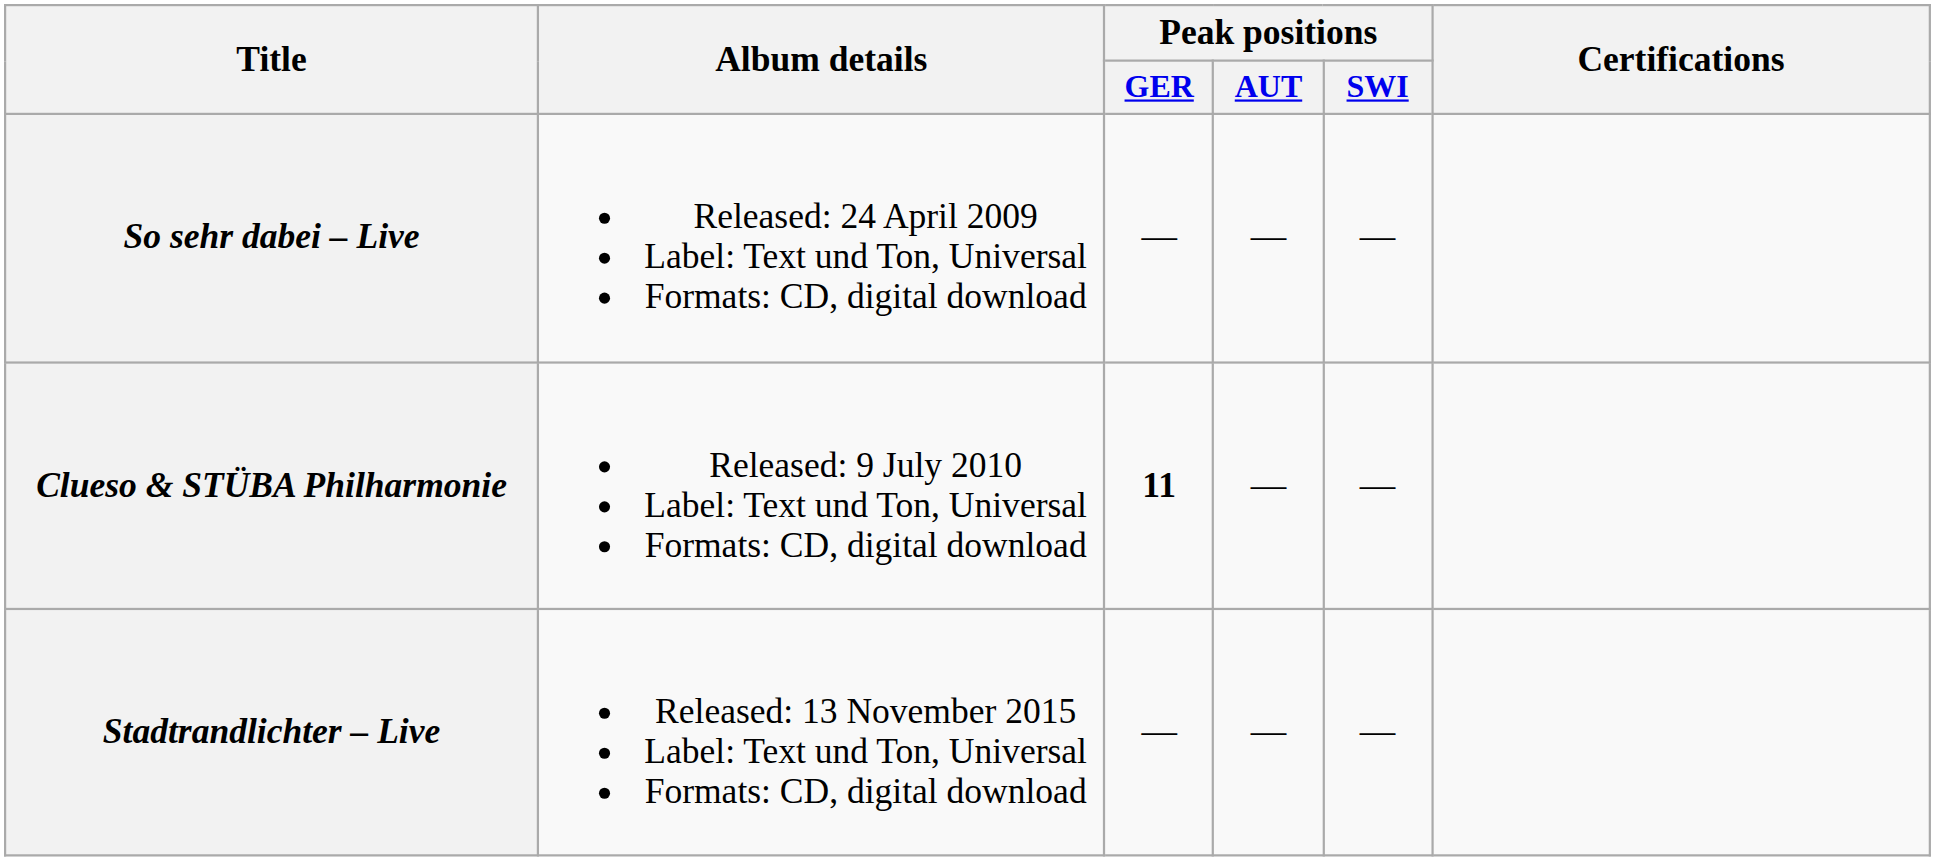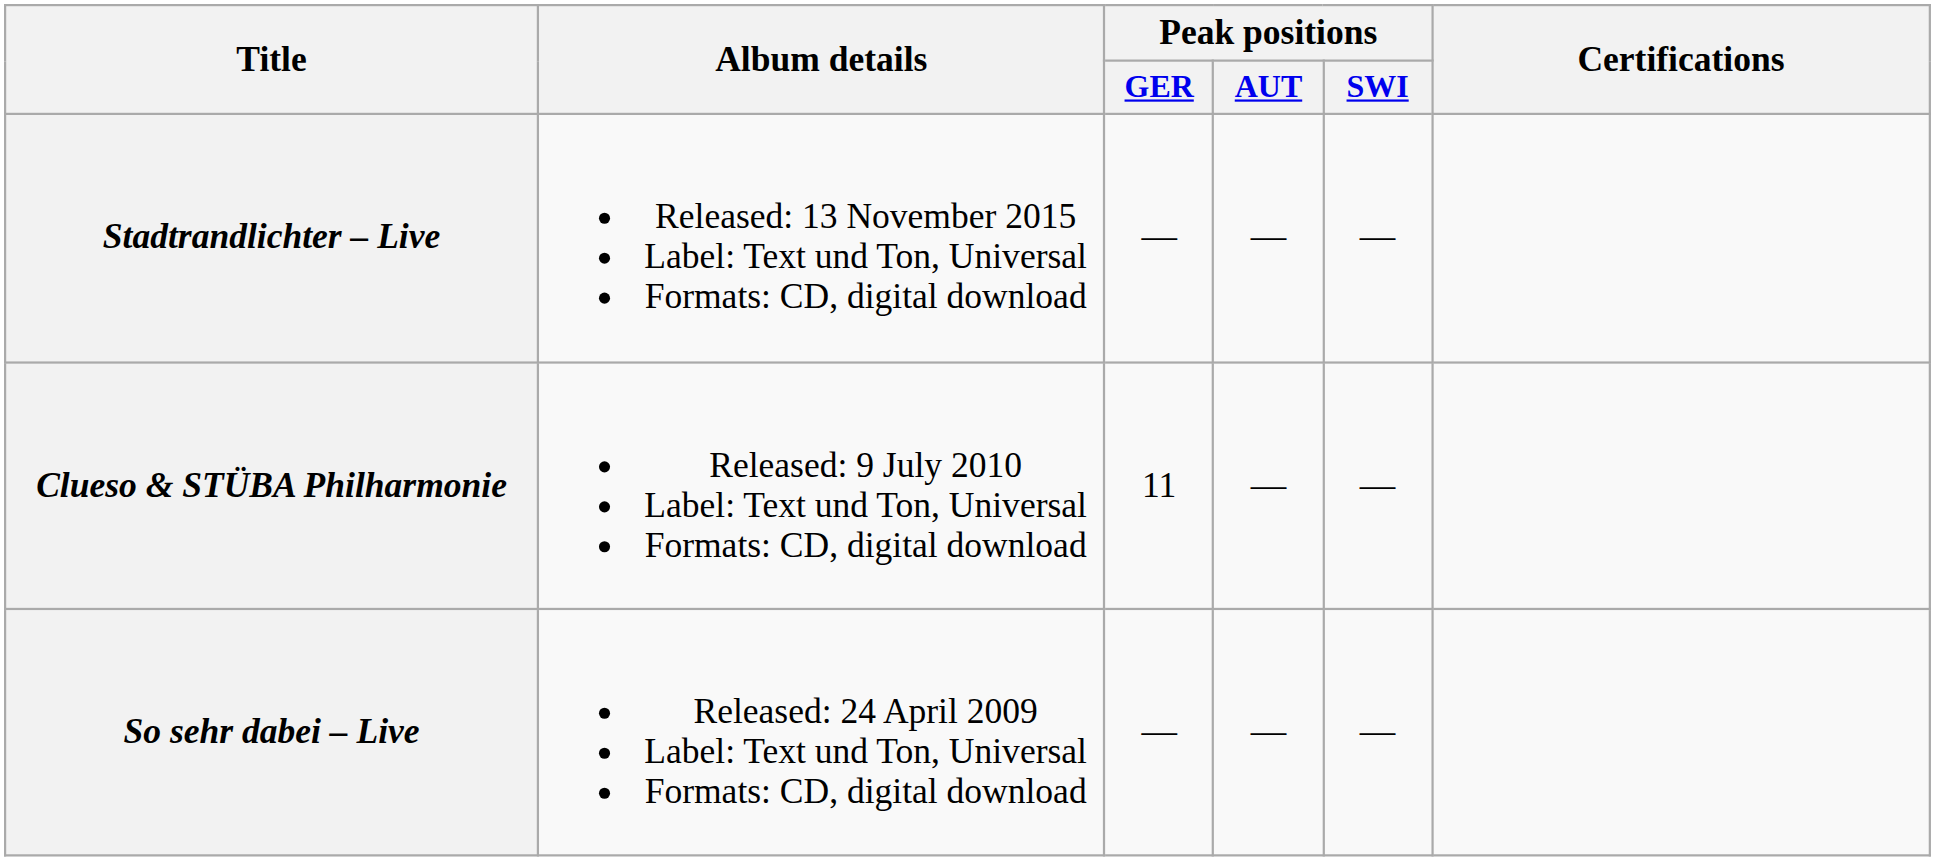rows swapped: (272, 237) <-> (272, 731)
(1159, 484) bold -> (1159, 484) normal
